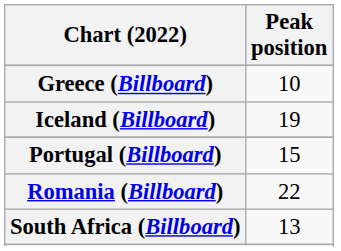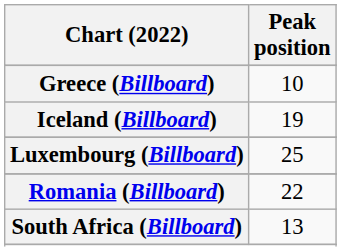+ row: (127, 155)
- row: (125, 155)
